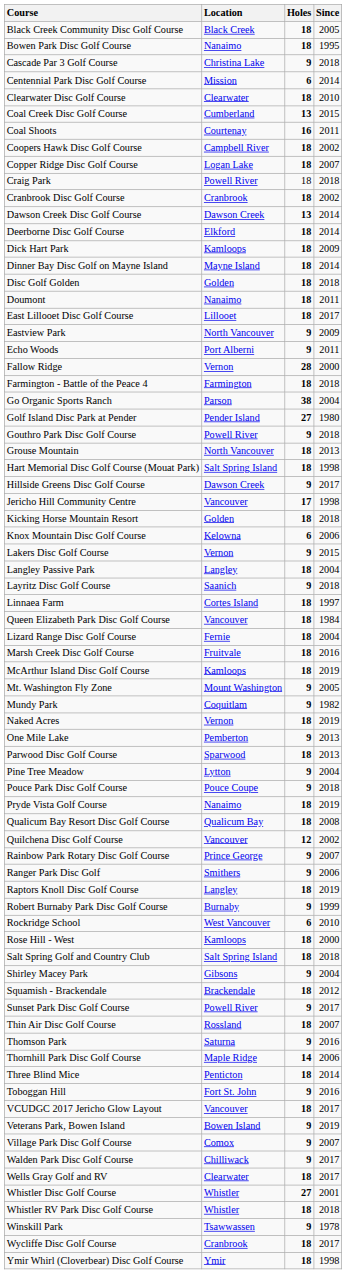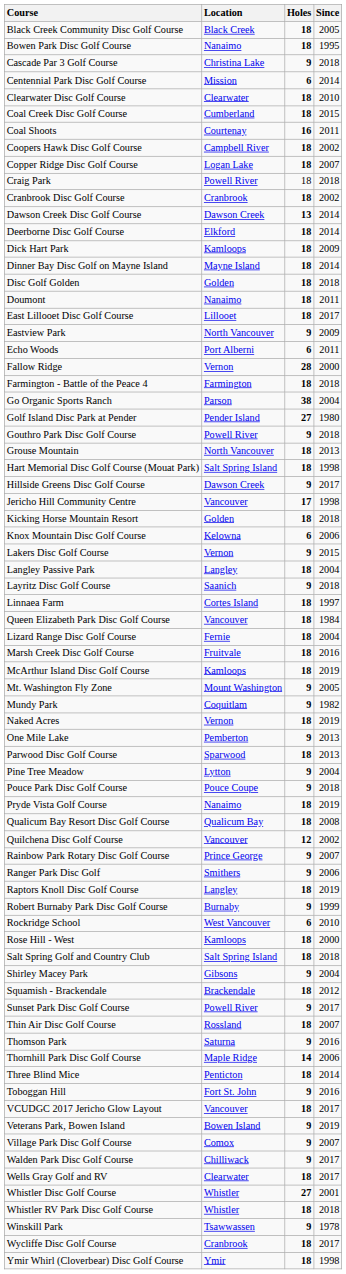(306, 114) 13 -> (306, 114) 18
(309, 350) 9 -> (309, 350) 6
